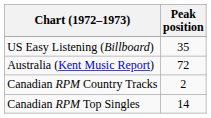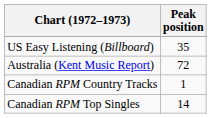(183, 84) 2 -> (183, 84) 1
